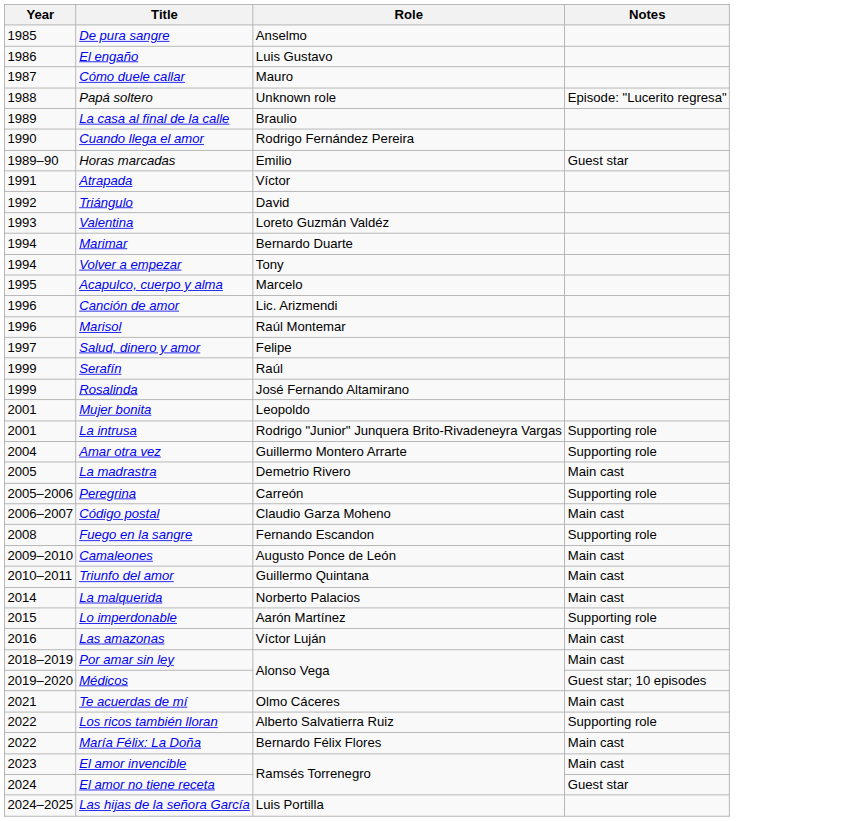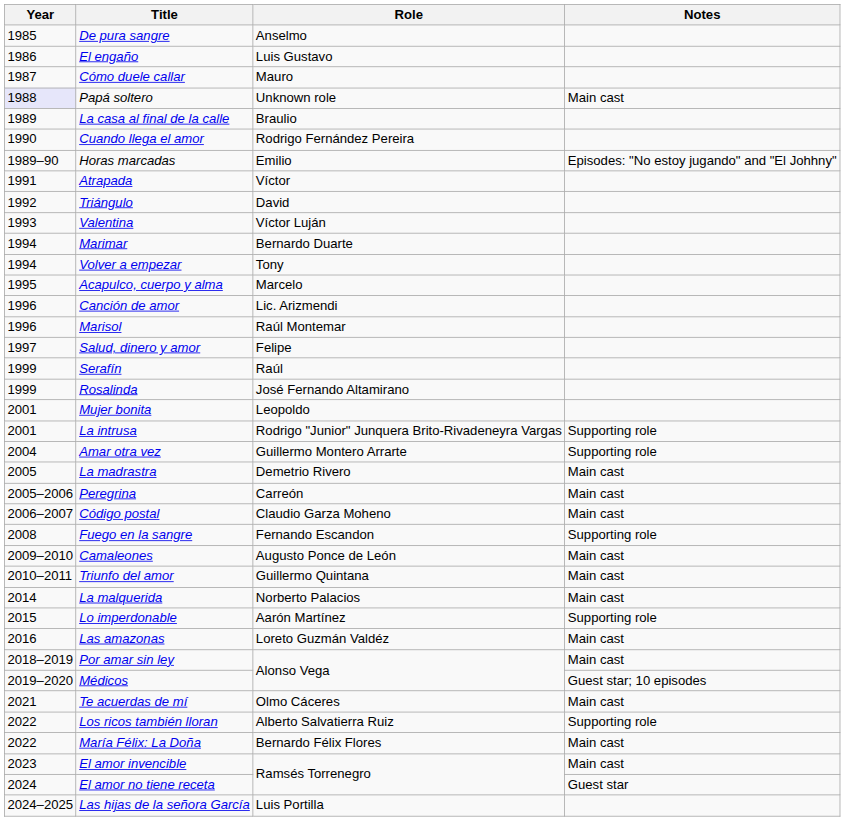(22, 98) no background -> (22, 98) lavender background
(647, 98) Episode: "Lucerito regresa" -> (596, 98) Main cast
(598, 160) Guest star -> (702, 160) Episodes: "No estoy jugando" and "El Johhny"
(322, 222) Loreto Guzmán Valdéz -> (291, 222) Víctor Luján
(612, 493) Supporting role -> (596, 493) Main cast
(291, 639) Víctor Luján -> (322, 639) Loreto Guzmán Valdéz
